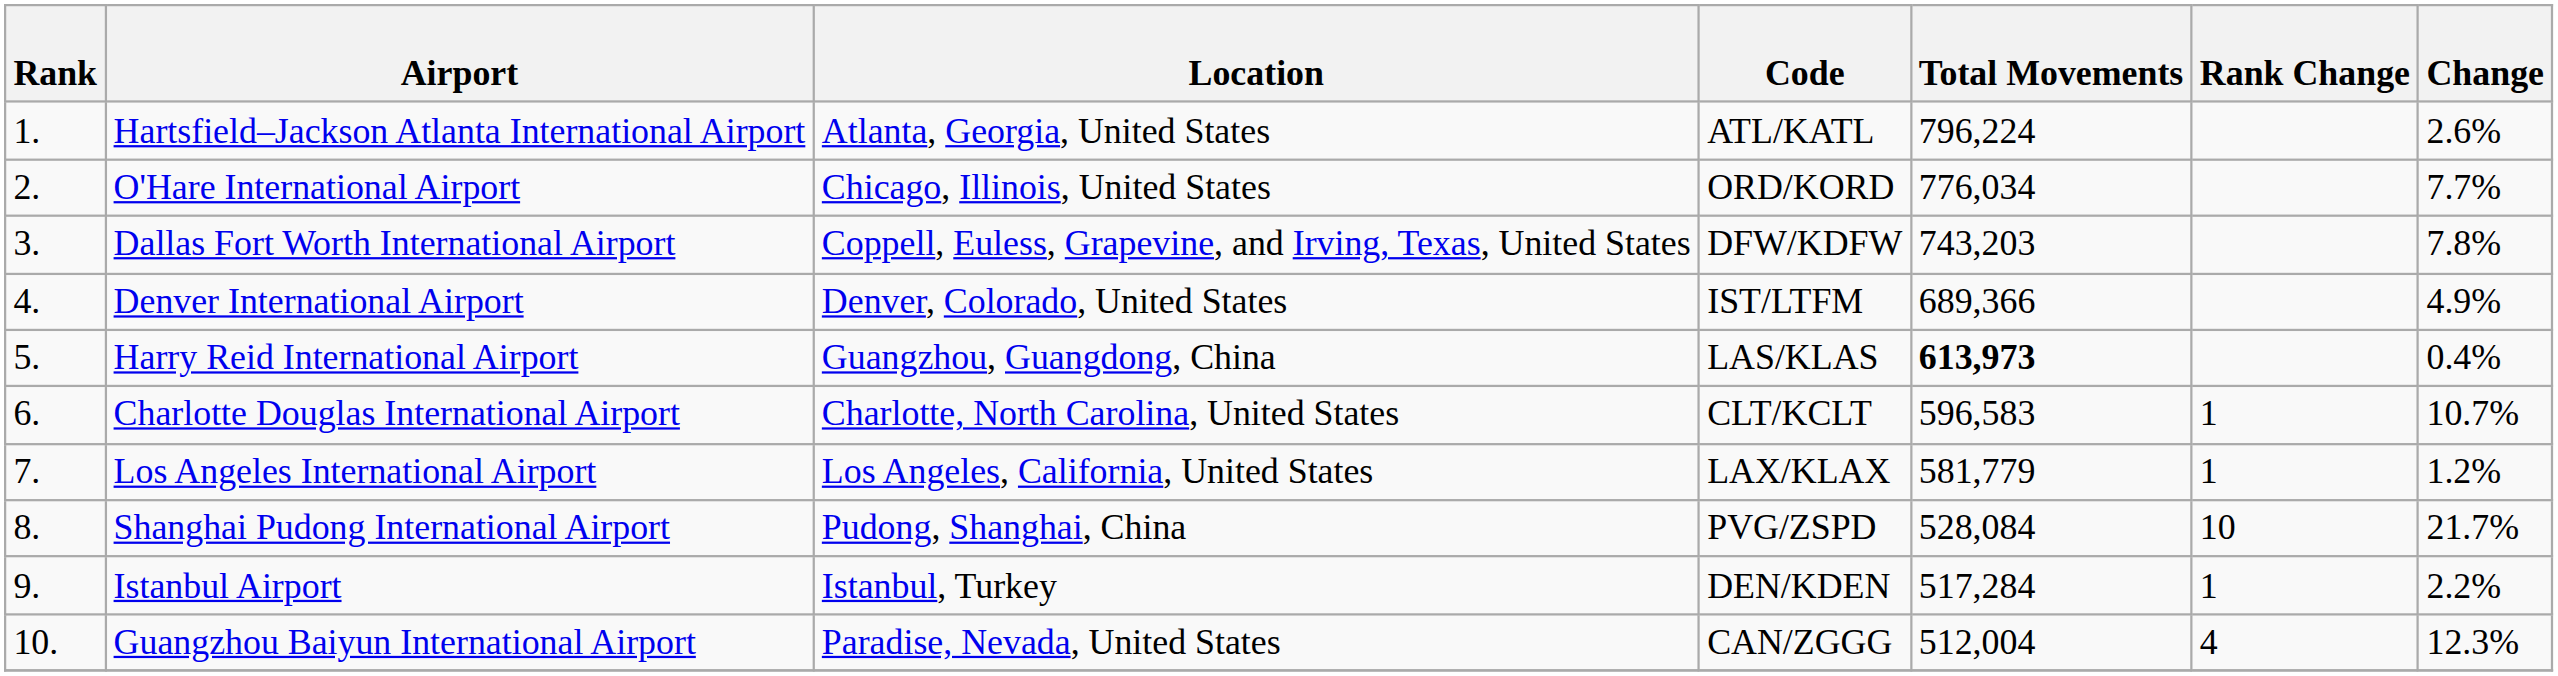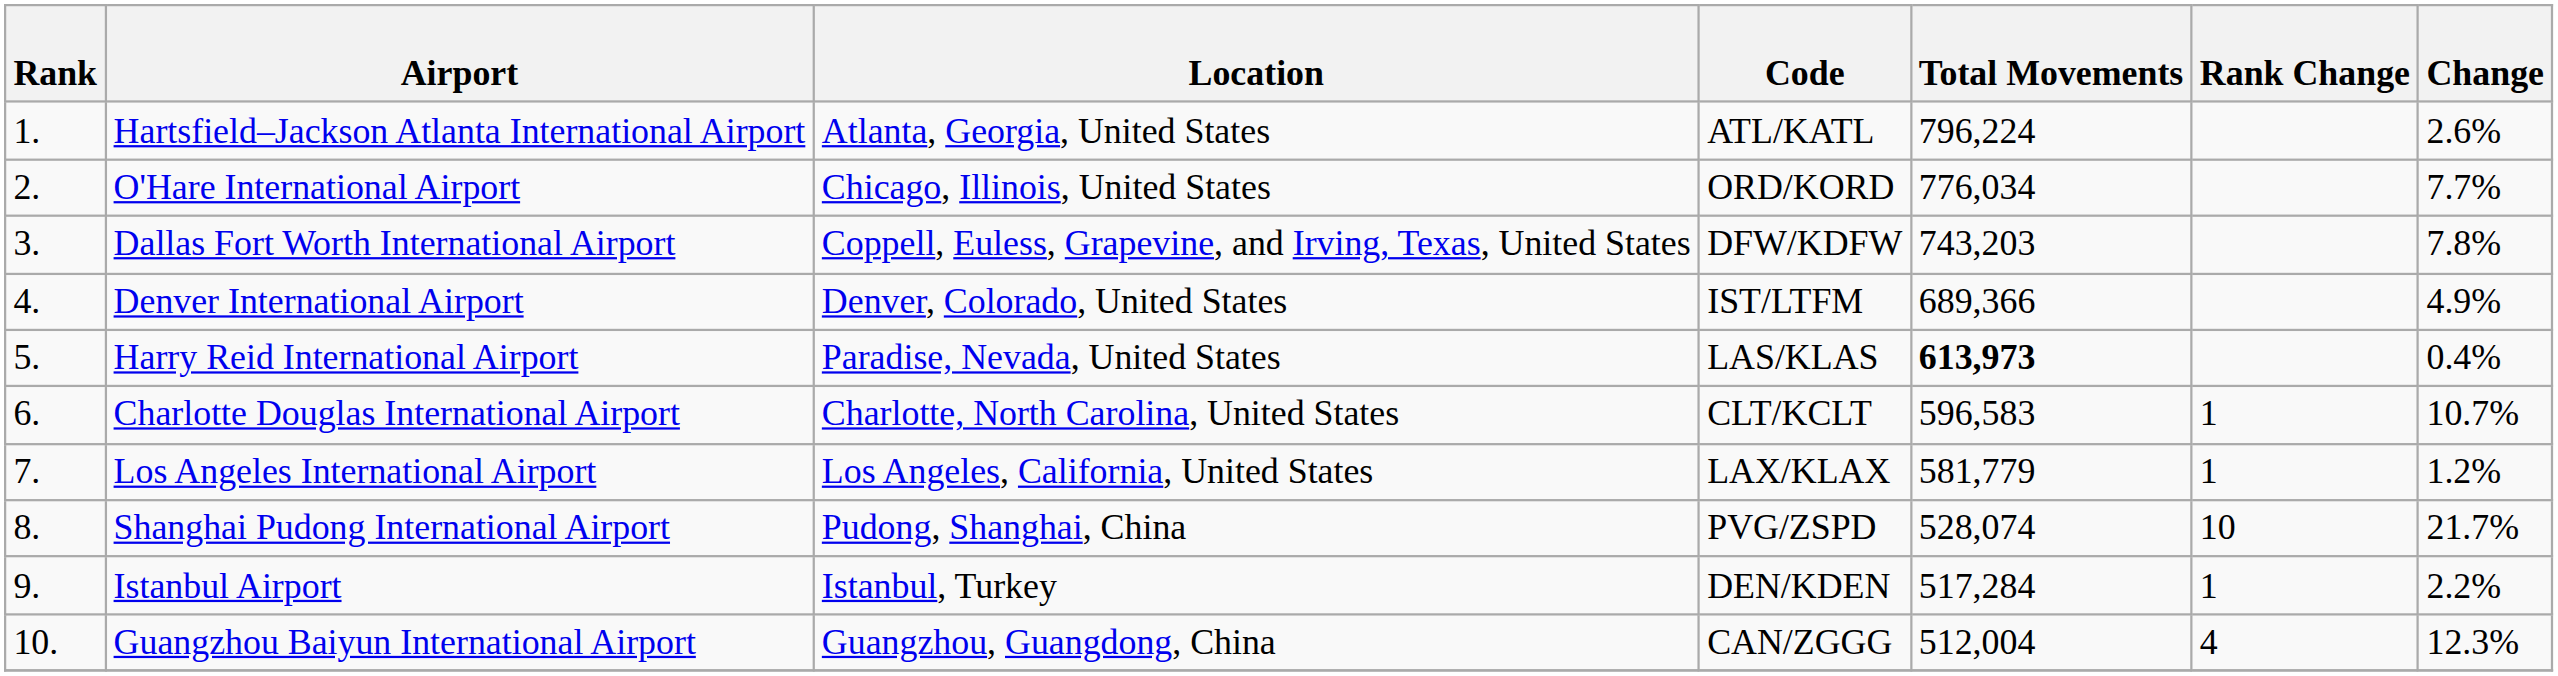(1049, 357) Guangzhou, Guangdong, China -> (1051, 357) Paradise, Nevada, United States
(1977, 527) 528,084 -> (1977, 527) 528,074
(1051, 641) Paradise, Nevada, United States -> (1049, 641) Guangzhou, Guangdong, China
